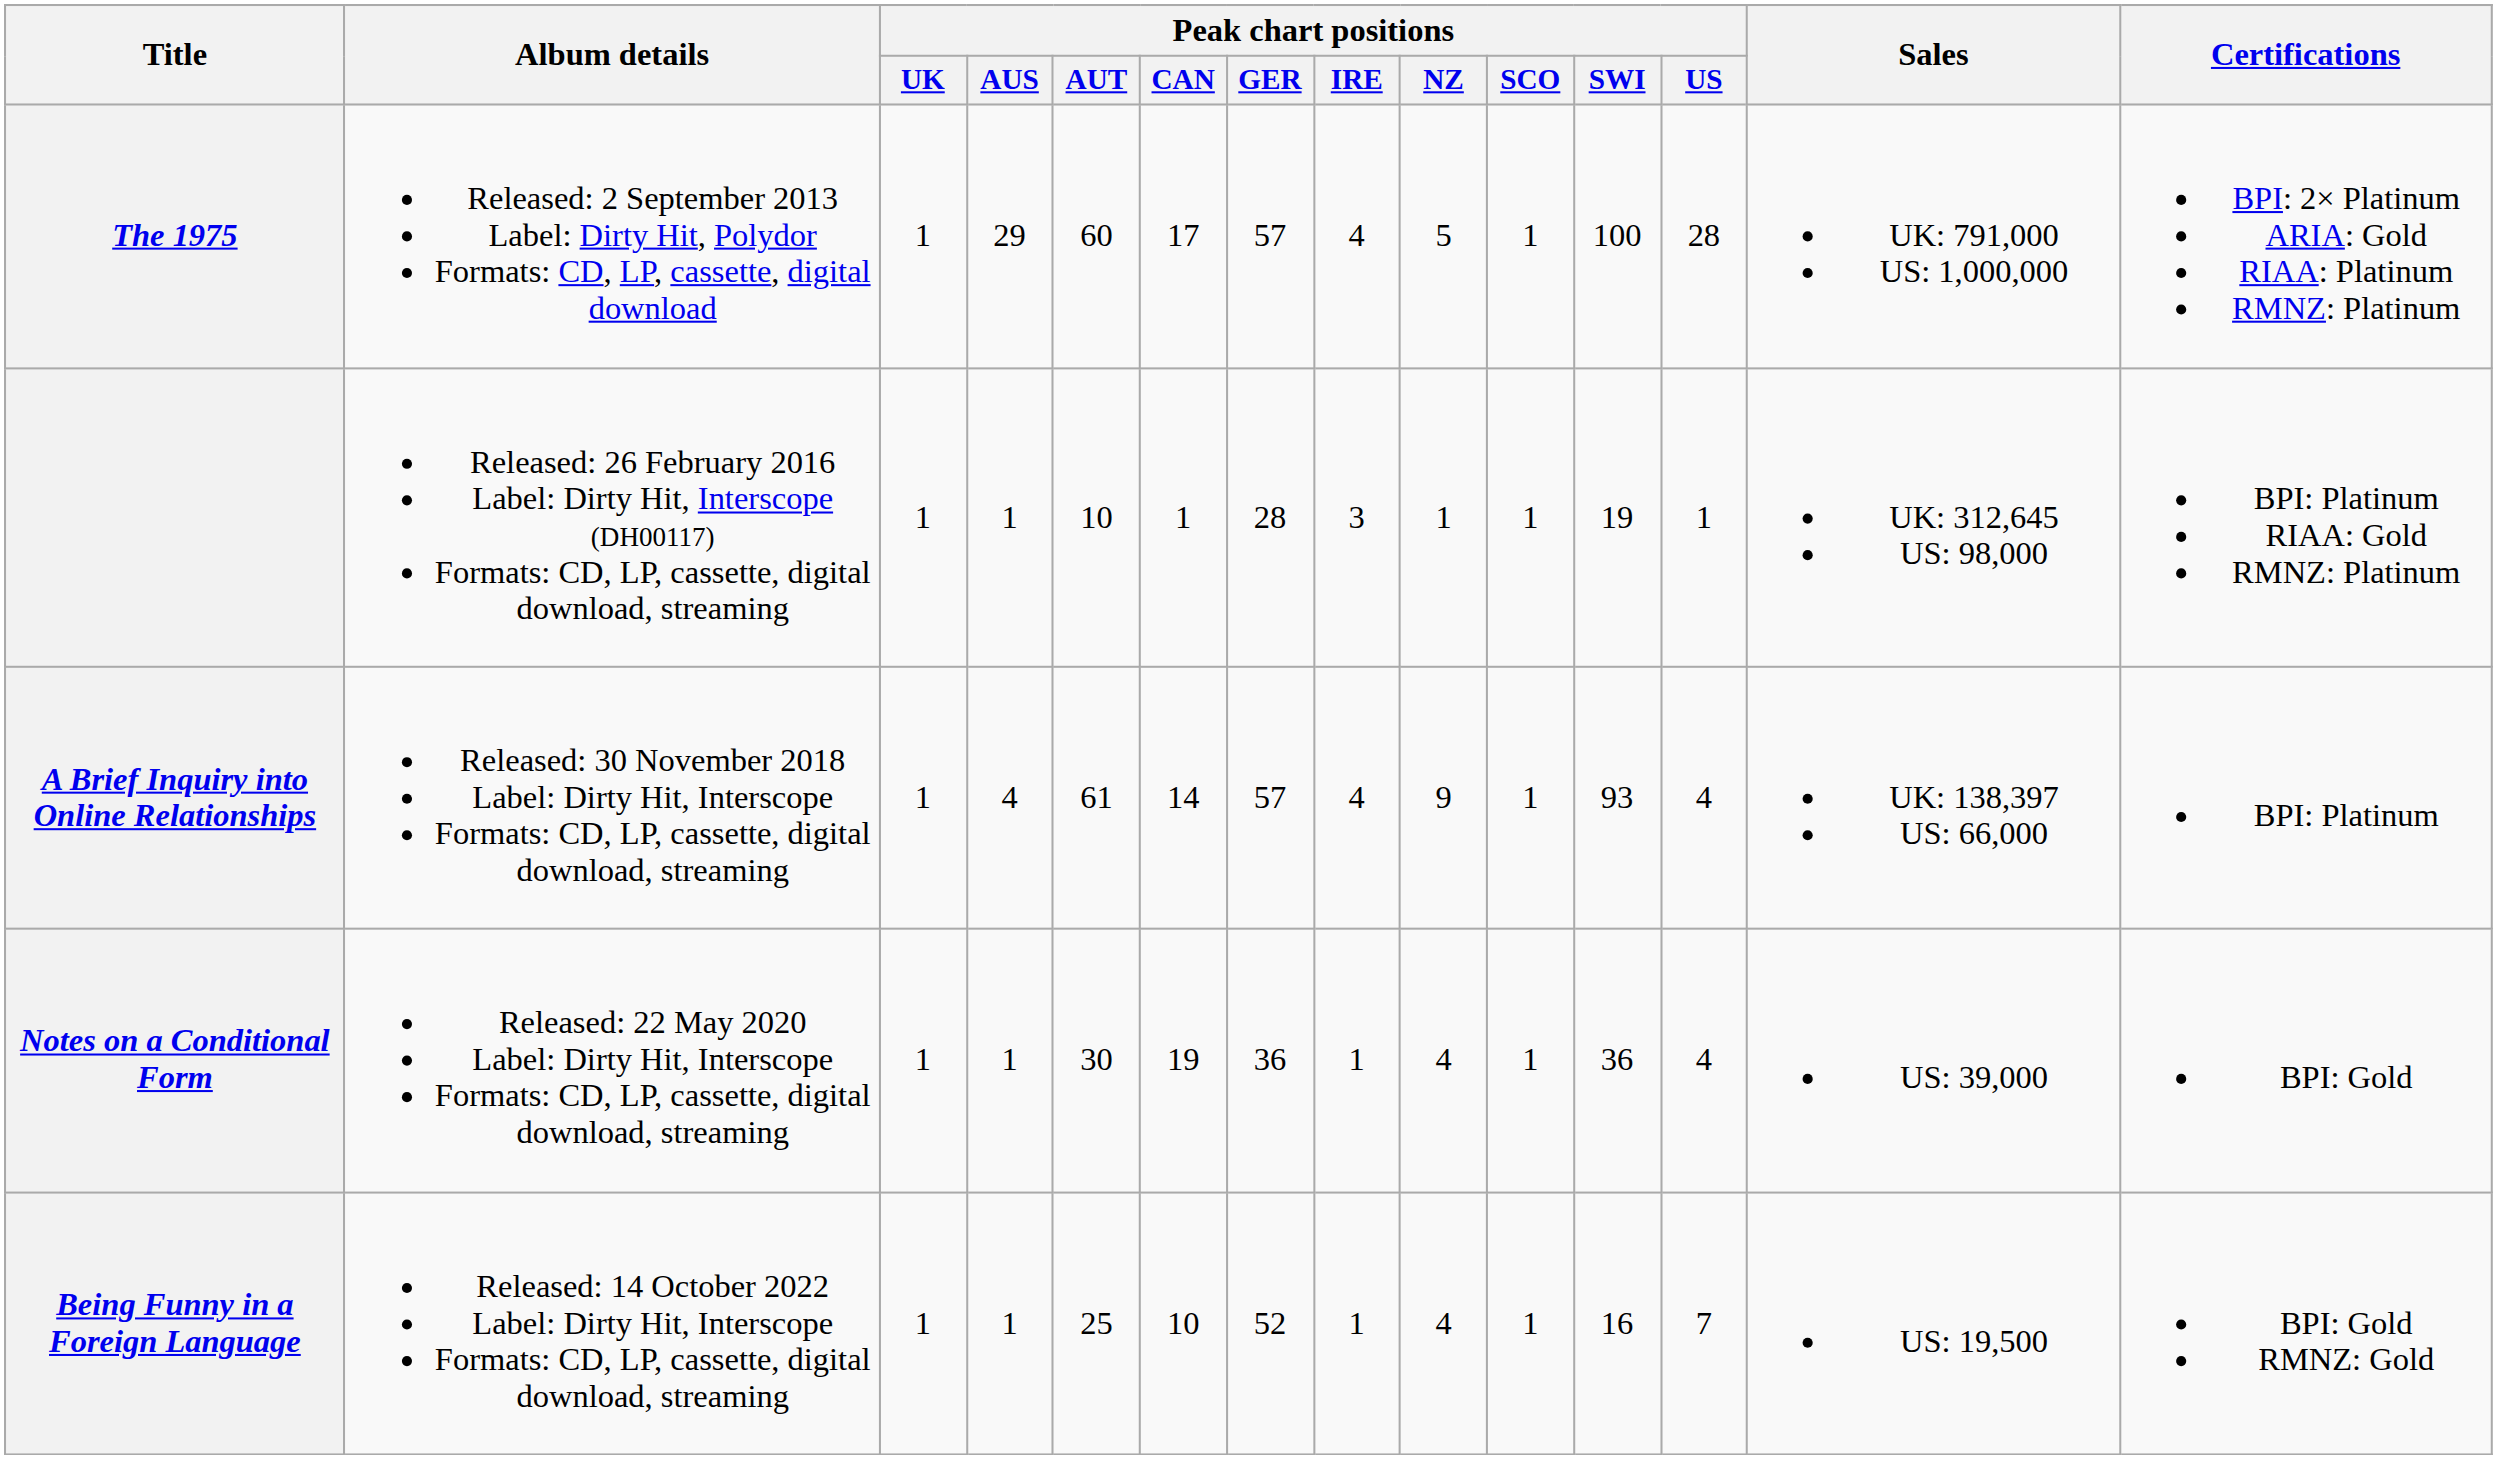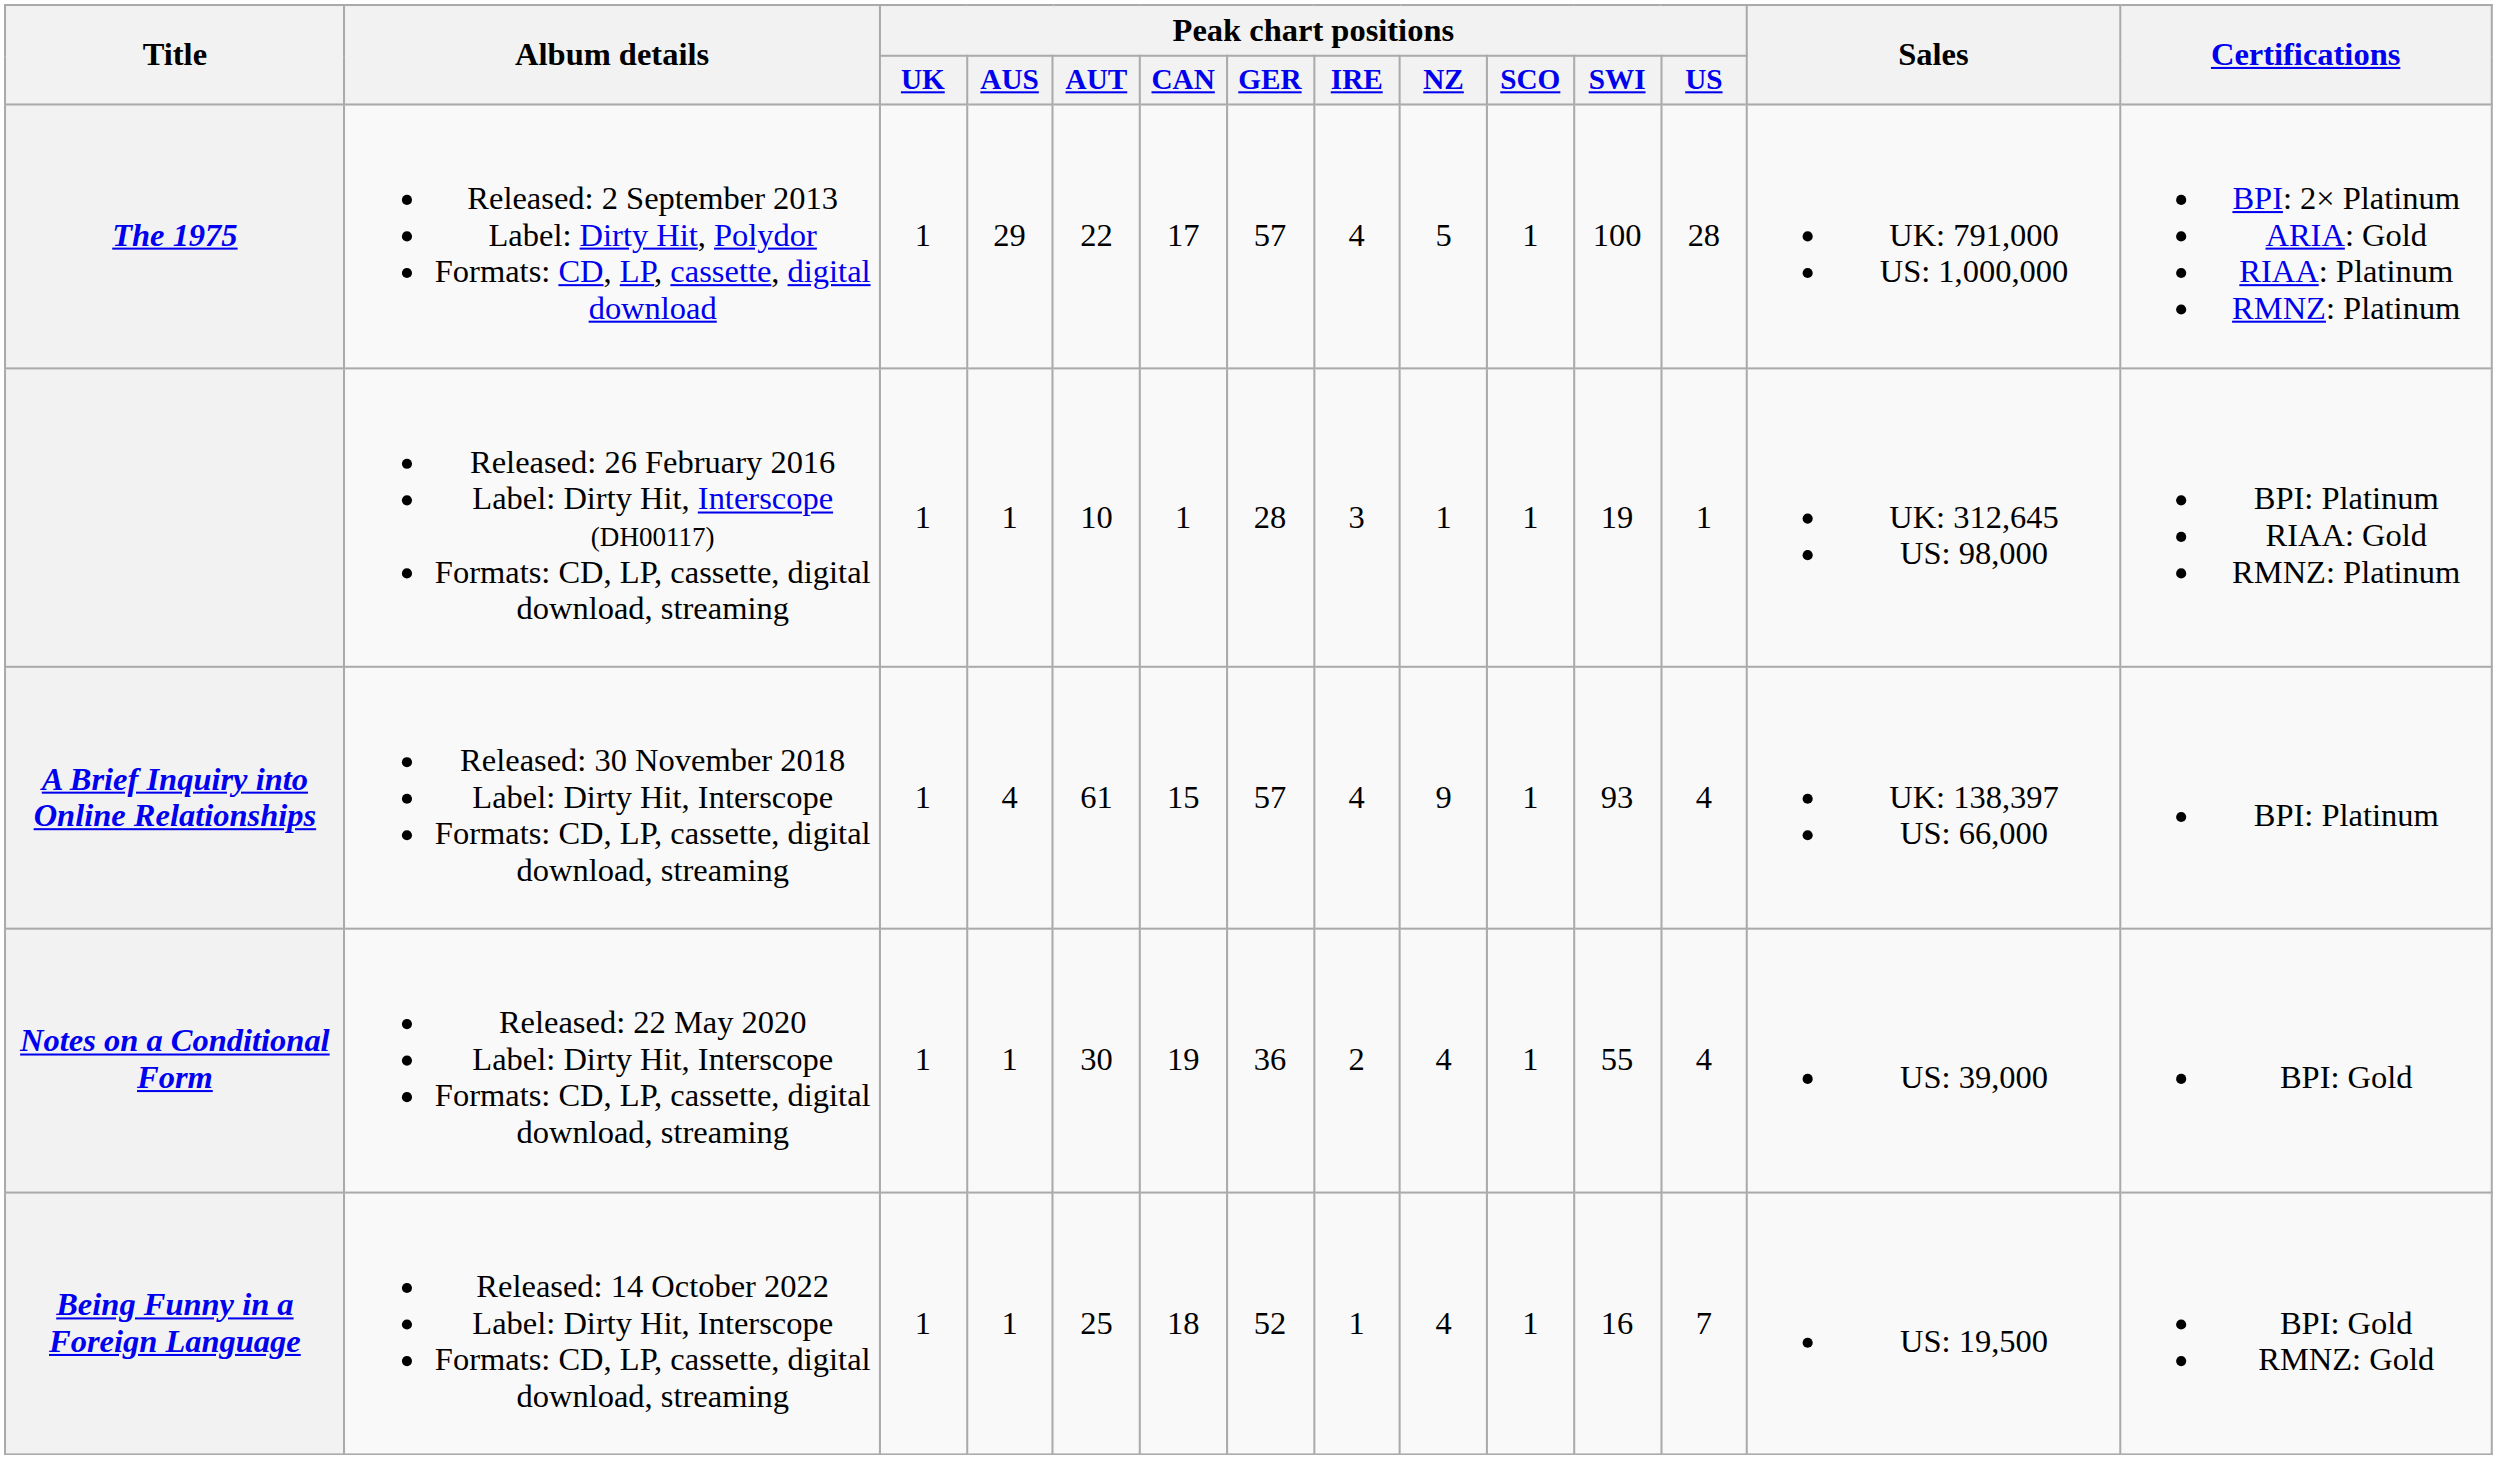(1096, 235) 60 -> (1096, 235) 22
(1183, 797) 14 -> (1183, 797) 15
(1357, 1059) 1 -> (1357, 1059) 2
(1617, 1059) 36 -> (1617, 1059) 55
(1183, 1322) 10 -> (1183, 1322) 18
